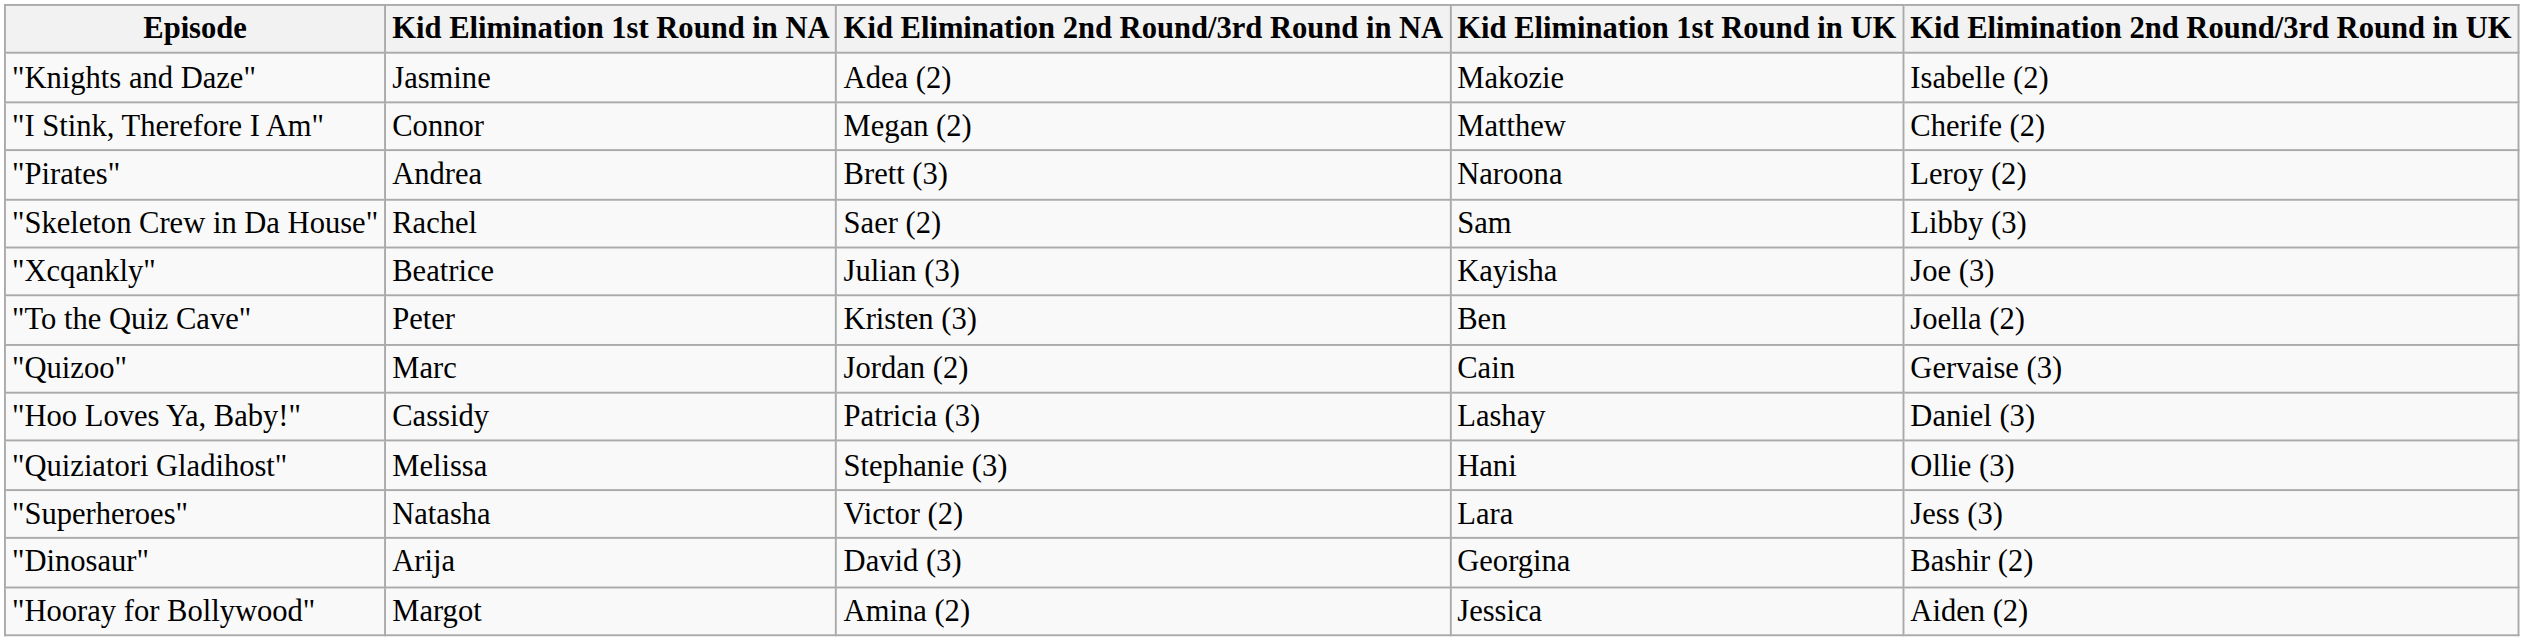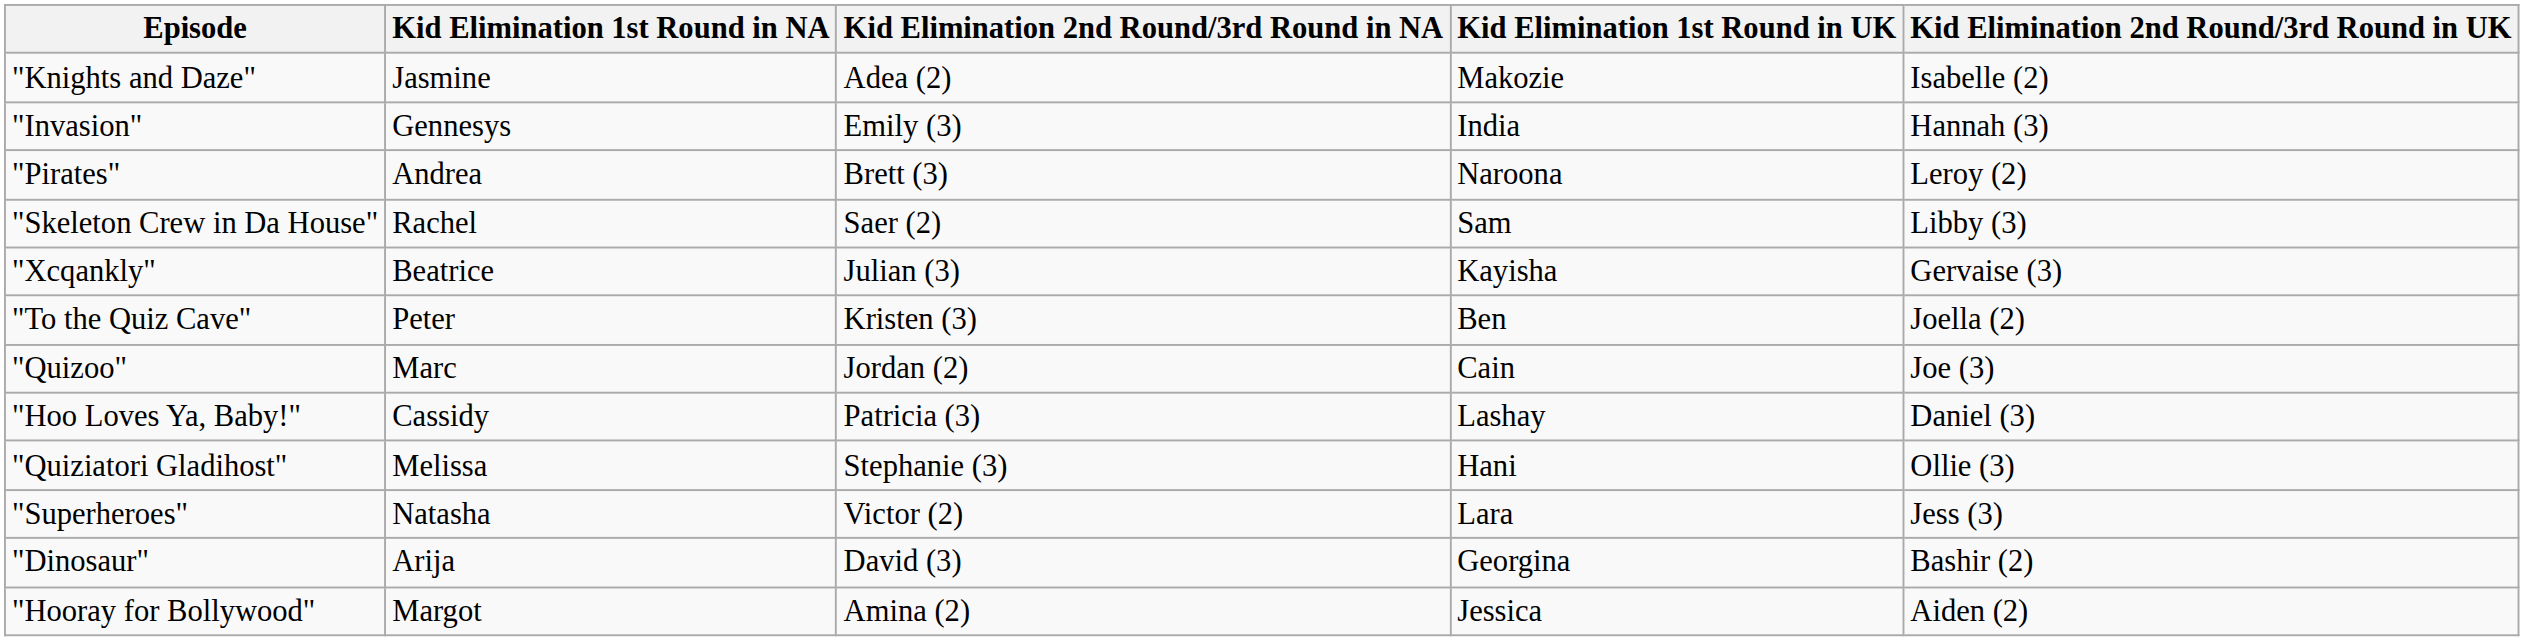+ row: (77, 125)
- row: (168, 125)
(1952, 271) Joe (3) -> (1986, 271) Gervaise (3)
(1986, 367) Gervaise (3) -> (1952, 367) Joe (3)
